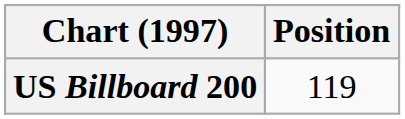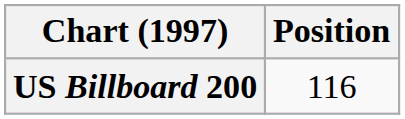(332, 85) 119 -> (332, 85) 116
